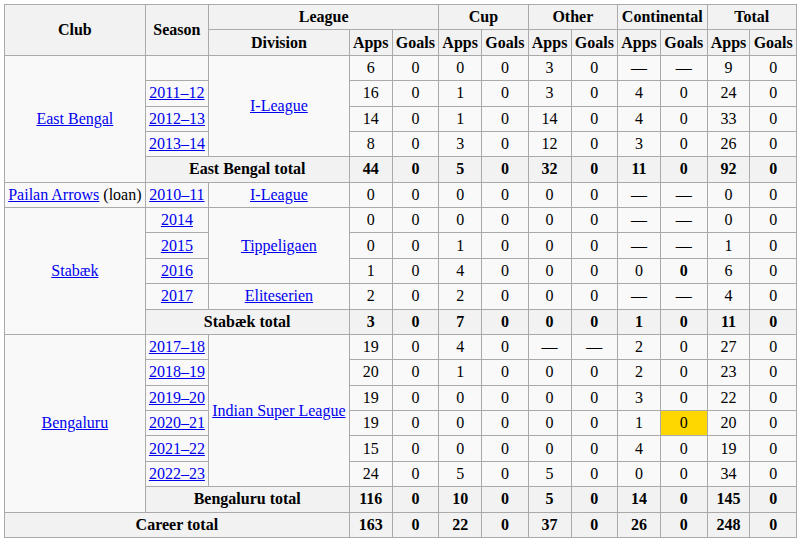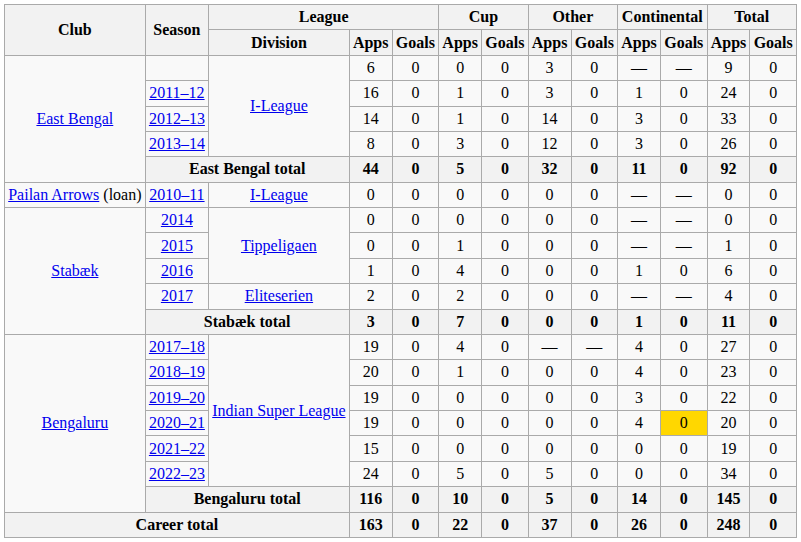(639, 93) 4 -> (639, 93) 1
(639, 118) 4 -> (639, 118) 3
(639, 270) 0 -> (639, 270) 1
(684, 270) bold -> (684, 270) normal
(639, 347) 2 -> (639, 347) 4
(639, 372) 2 -> (639, 372) 4
(639, 423) 1 -> (639, 423) 4
(639, 448) 4 -> (639, 448) 0
